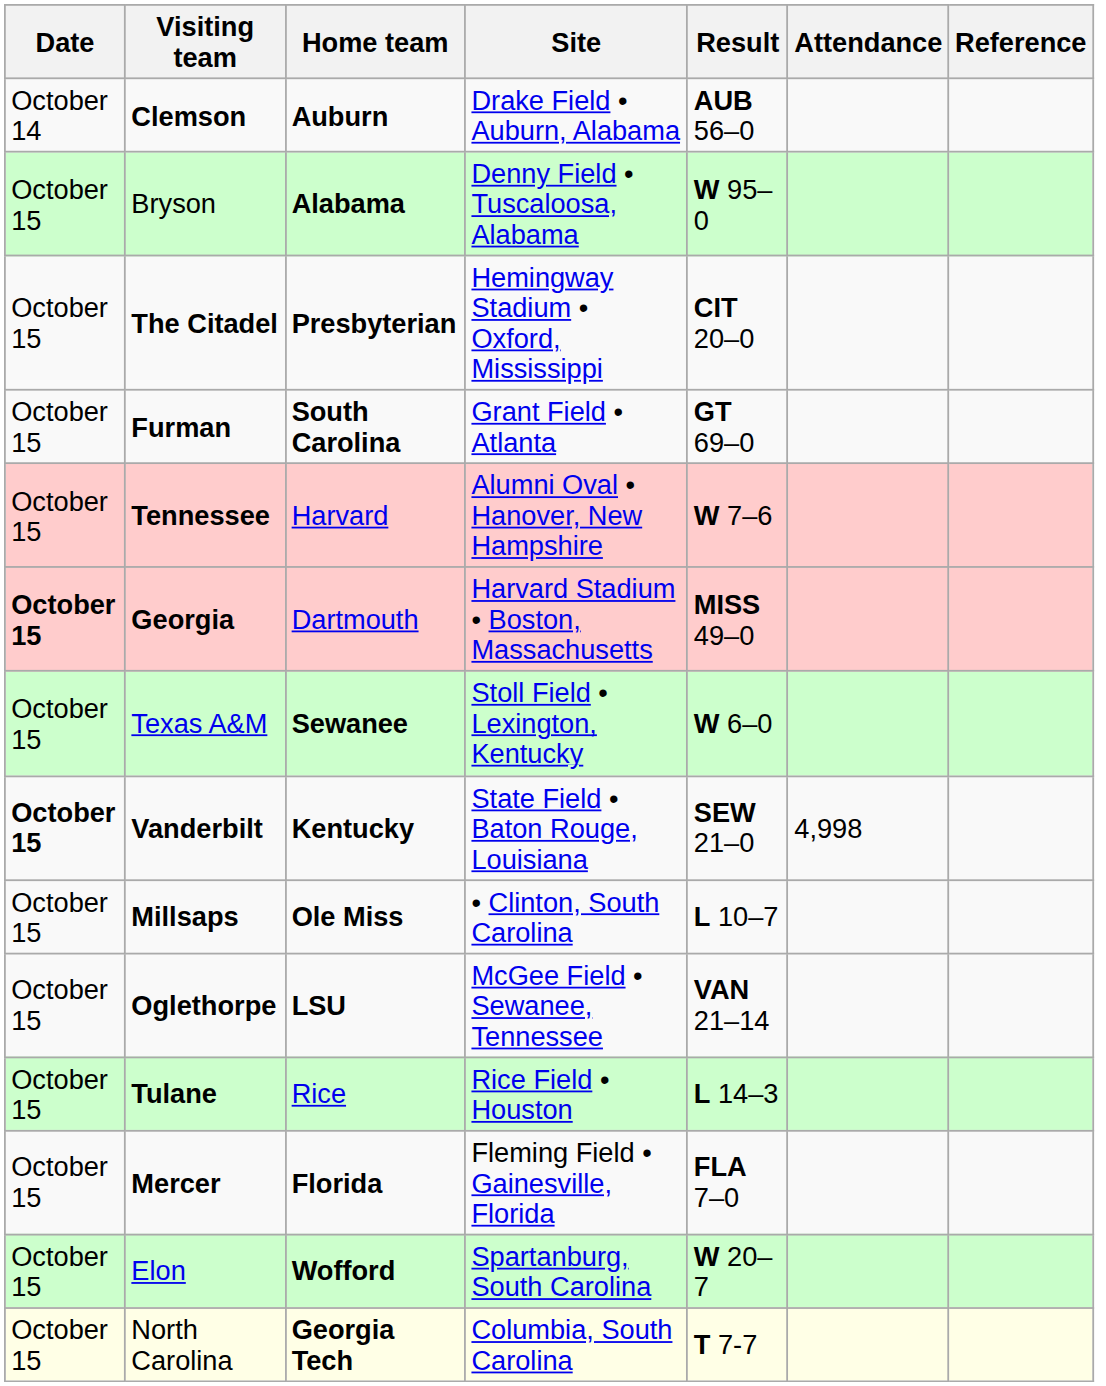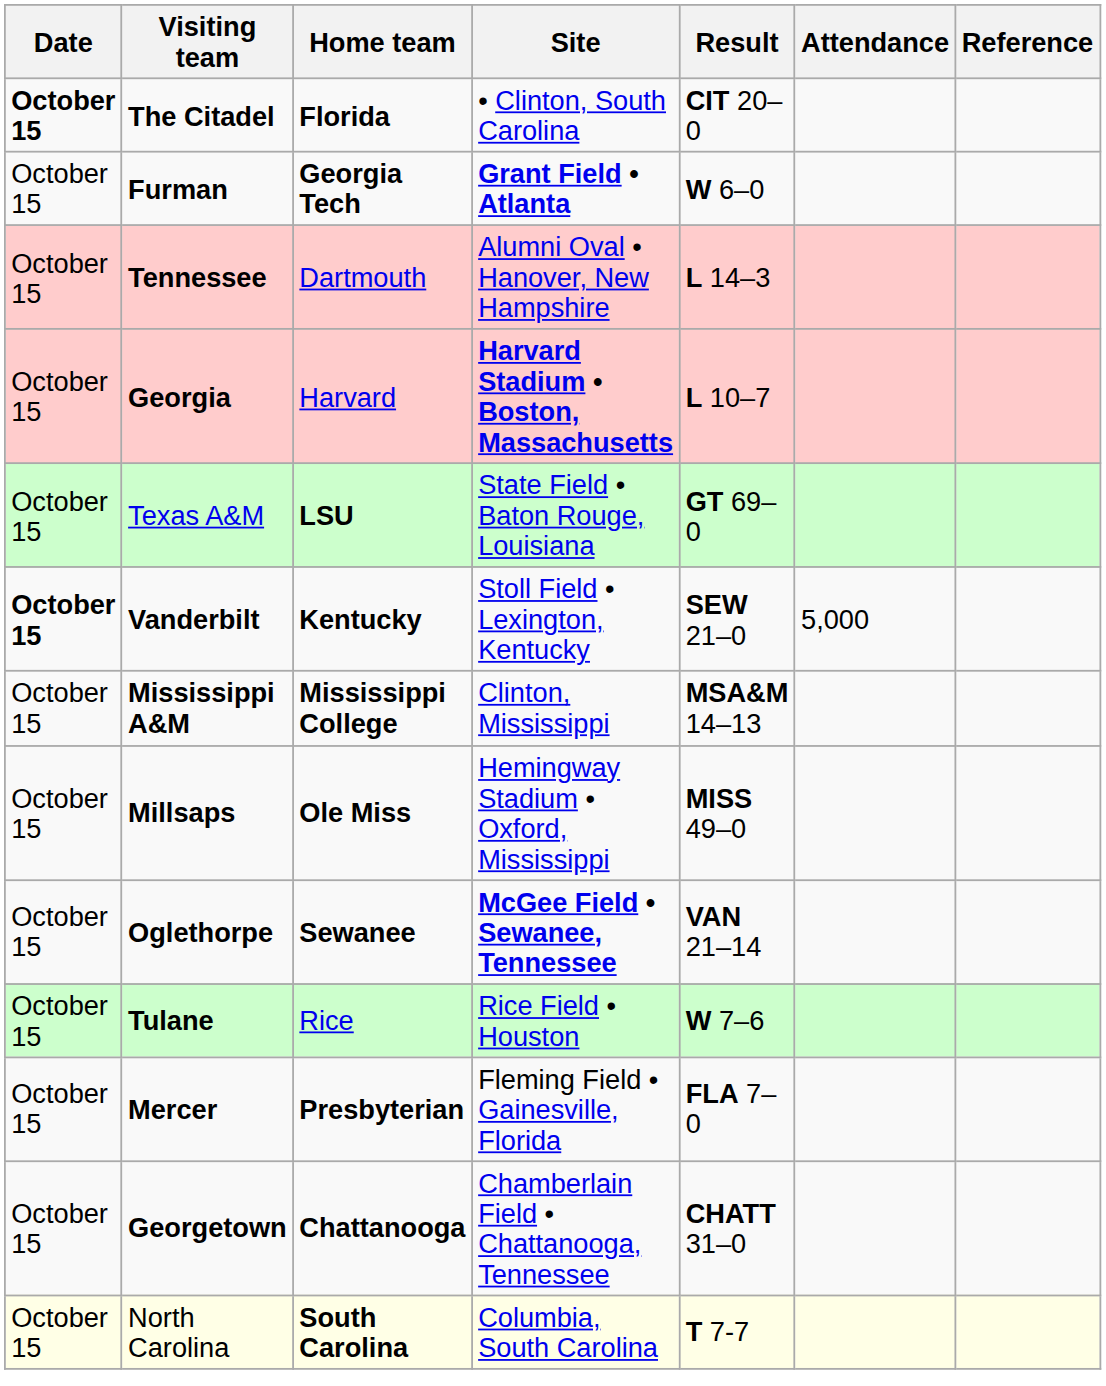- row: (189, 115)
- row: (174, 204)
(60, 323) normal -> (63, 115) bold
(374, 323) Presbyterian -> (345, 115) Florida
(542, 323) Hemingway Stadium • Oxford, Mississippi -> (572, 115) • Clinton, South Carolina
(346, 427) South Carolina -> (351, 189) Georgia Tech
(547, 427) normal -> (558, 189) bold
(724, 427) GT 69–0 -> (725, 189) W 6–0
(340, 516) Harvard -> (363, 278) Dartmouth
(733, 516) W 7–6 -> (728, 278) L 14–3
(63, 620) bold -> (60, 397) normal
(355, 620) Dartmouth -> (348, 397) Harvard
(573, 620) normal -> (576, 397) bold
(727, 620) MISS 49–0 -> (728, 397) L 10–7
(350, 724) Sewanee -> (327, 516) LSU
(540, 724) Stoll Field • Lexington, Kentucky -> (561, 516) State Field • Baton Rouge, Louisiana
(733, 724) W 6–0 -> (731, 516) GT 69–0
(555, 828) State Field • Baton Rouge, Louisiana -> (546, 620) Stoll Field • Lexington, Kentucky
(828, 828) 4,998 -> (835, 620) 5,000
+ row: (201, 708)
(565, 916) • Clinton, South Carolina -> (549, 812) Hemingway Stadium • Oxford, Mississippi
(736, 916) L 10–7 -> (719, 812) MISS 49–0
(319, 1005) LSU -> (358, 932) Sewanee
(557, 1005) normal -> (567, 932) bold
(736, 1094) L 14–3 -> (725, 1020) W 7–6
(337, 1183) Florida -> (382, 1109) Presbyterian
+ row: (207, 1228)
- row: (159, 1271)
(343, 1345) Georgia Tech -> (354, 1332) South Carolina
